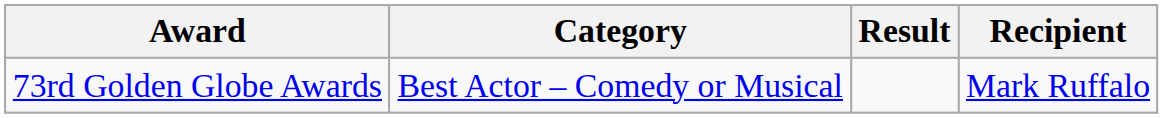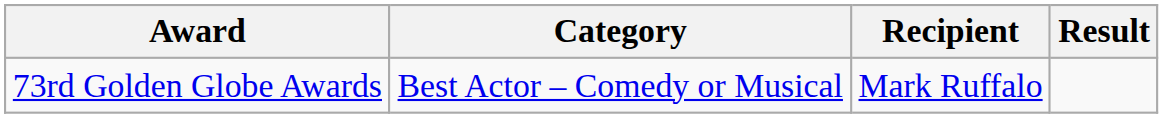columns swapped: (1058, 31) <-> (904, 31)
